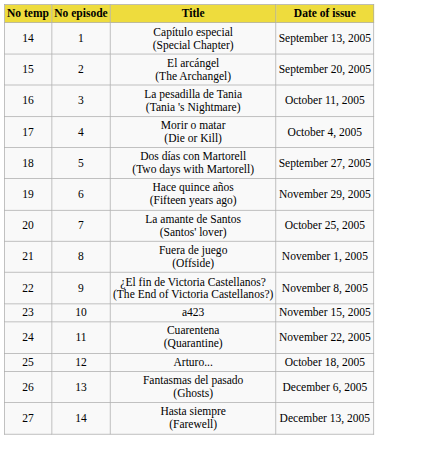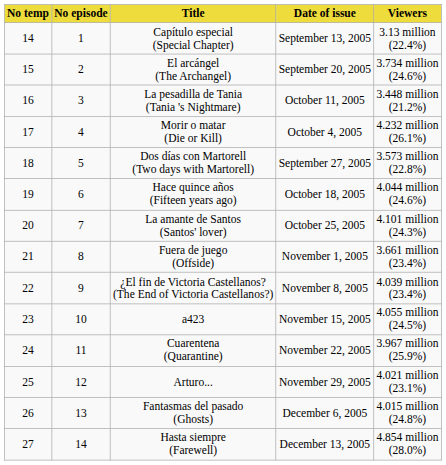+ column: (407, 13)
(325, 194) November 29, 2005 -> (325, 194) October 18, 2005
(325, 362) October 18, 2005 -> (325, 381) November 29, 2005
